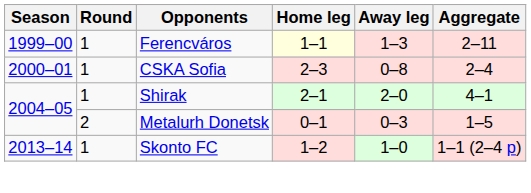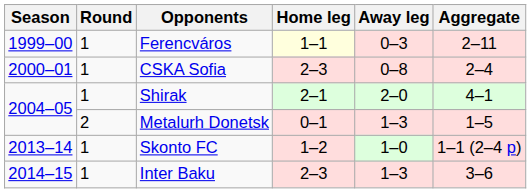(394, 43) 1–3 -> (394, 43) 0–3
(394, 122) 0–3 -> (394, 122) 1–3
+ row: (177, 174)
